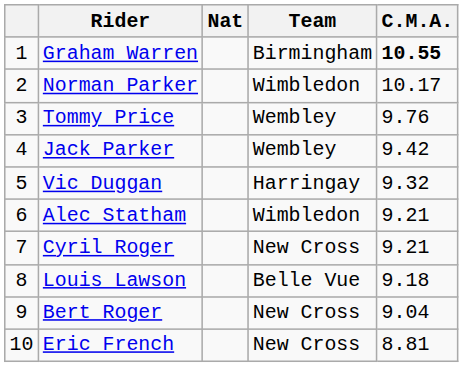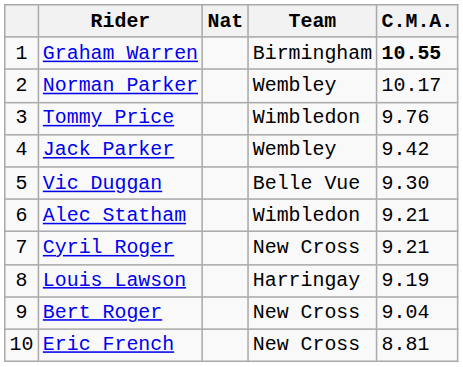(306, 86) Wimbledon -> (295, 86) Wembley
(295, 118) Wembley -> (306, 118) Wimbledon
(306, 183) Harringay -> (306, 183) Belle Vue
(405, 183) 9.32 -> (405, 183) 9.30
(306, 280) Belle Vue -> (306, 280) Harringay
(405, 280) 9.18 -> (405, 280) 9.19
